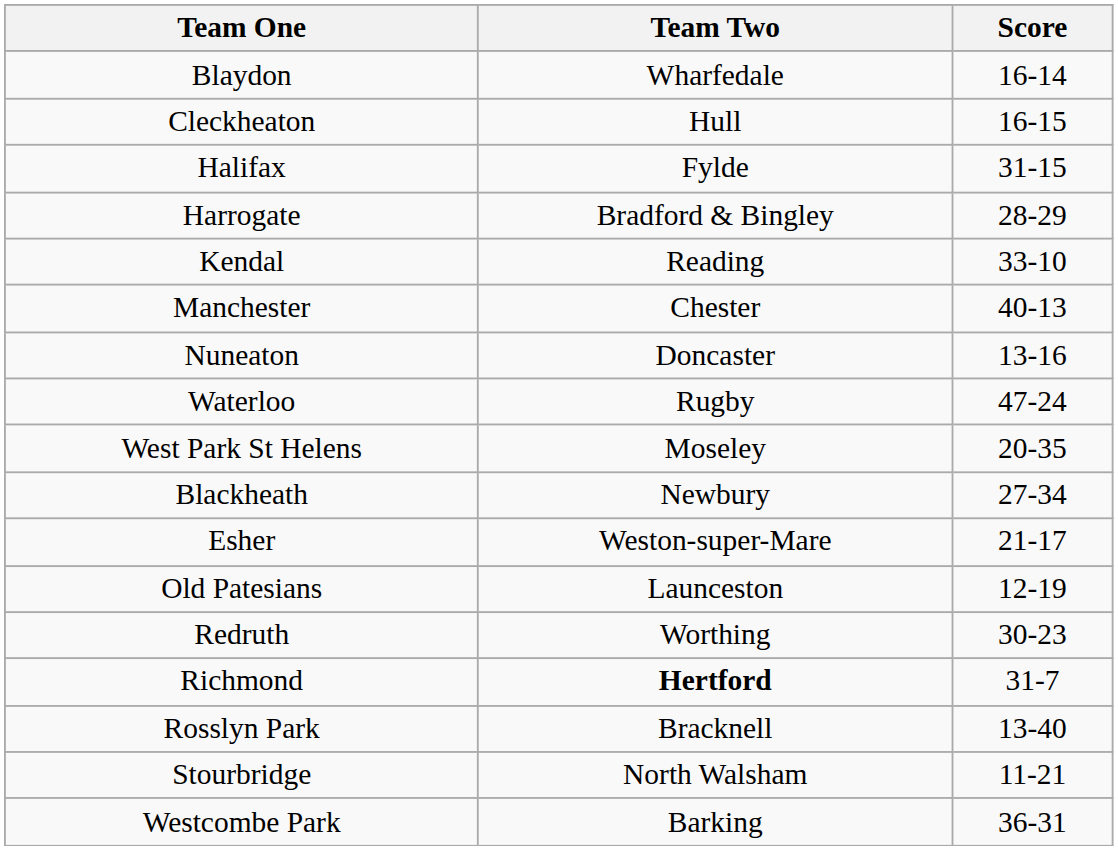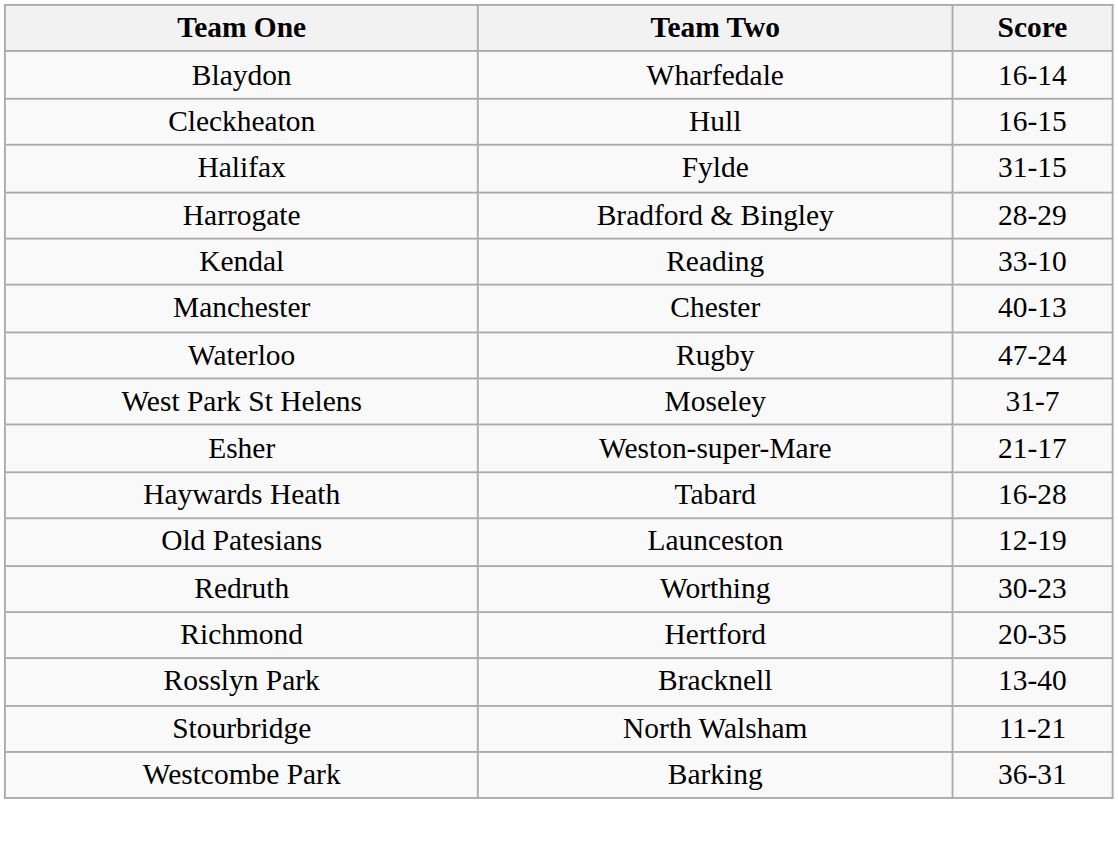- row: (242, 354)
(1032, 448) 20-35 -> (1032, 401) 31-7
- row: (242, 494)
+ row: (242, 494)
(715, 681) bold -> (715, 634) normal
(1032, 681) 31-7 -> (1032, 634) 20-35
